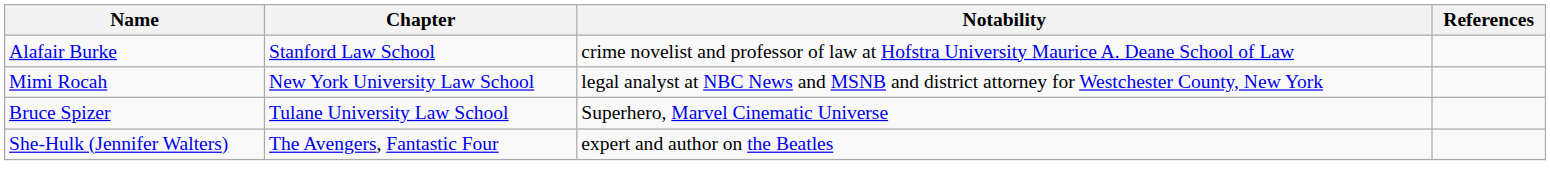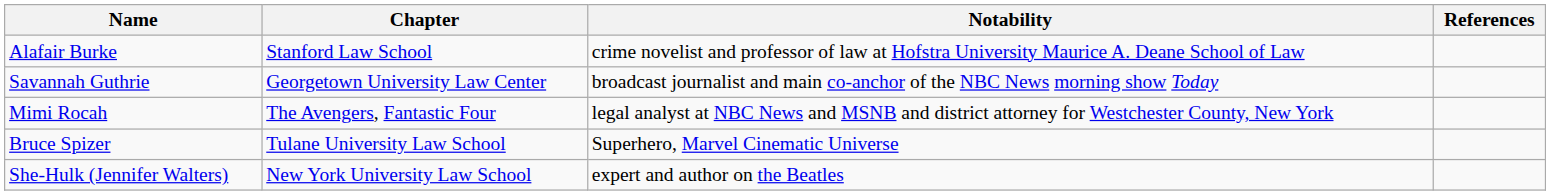+ row: (79, 81)
(402, 81) New York University Law School -> (381, 112) The Avengers, Fantastic Four
(384, 143) The Avengers, Fantastic Four -> (399, 174) New York University Law School
